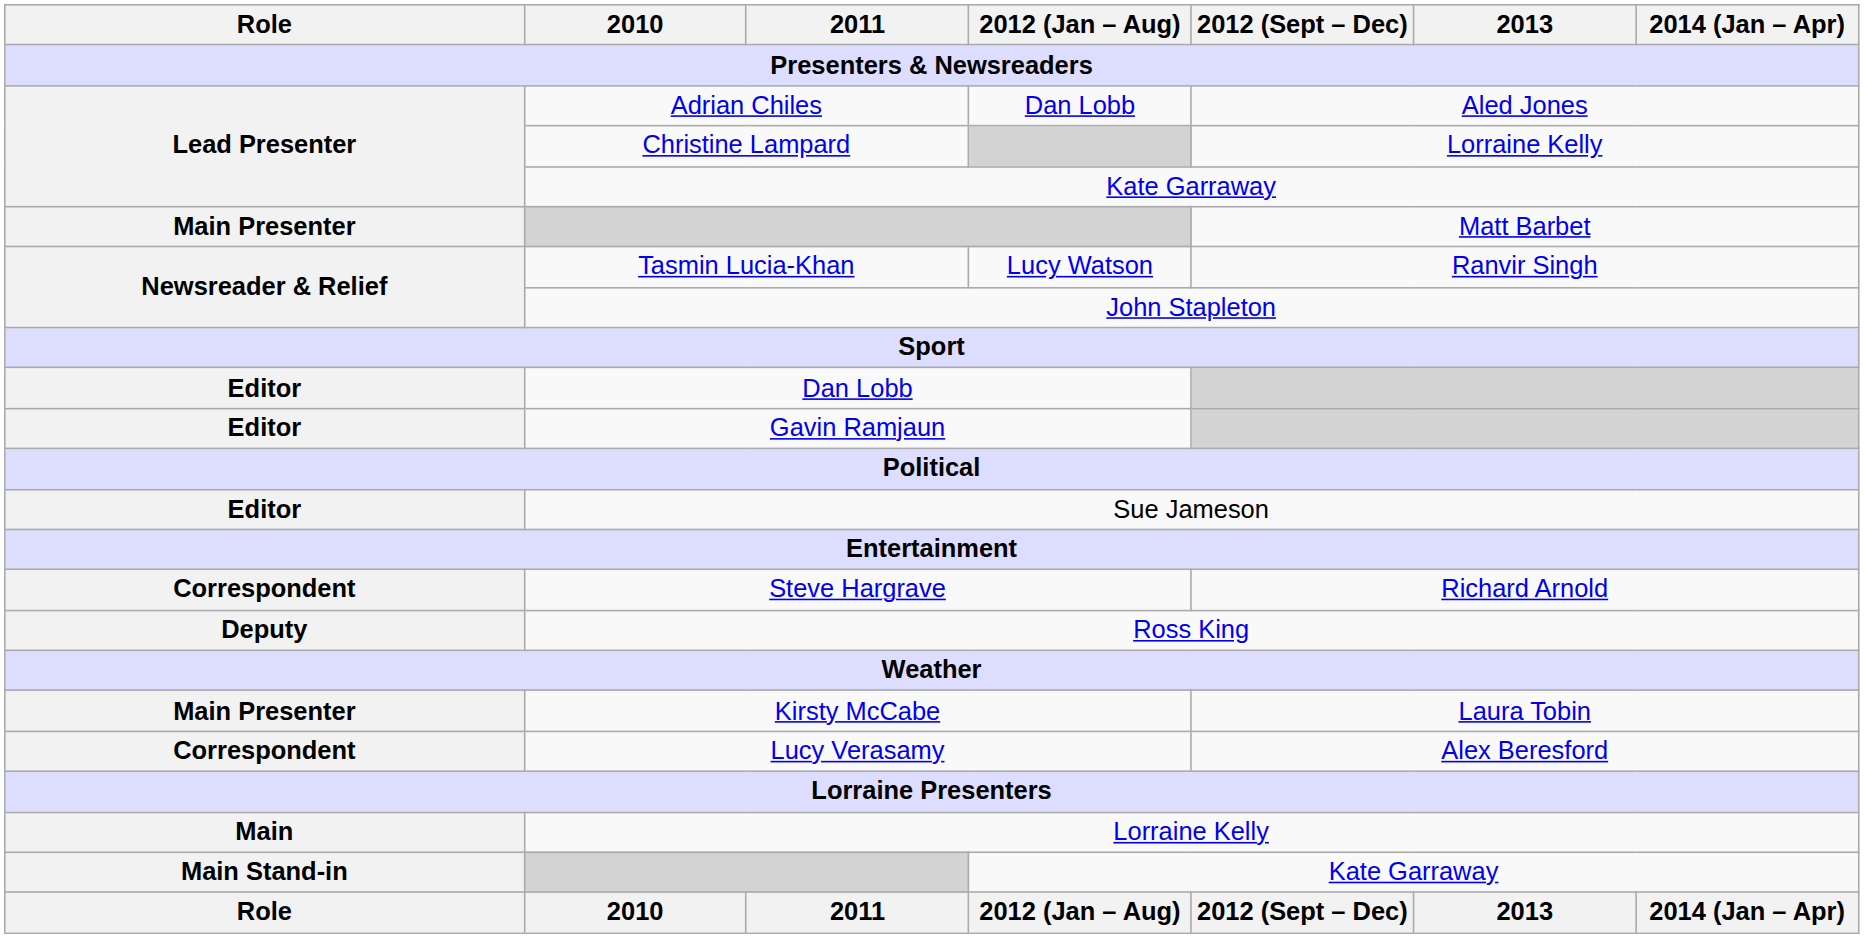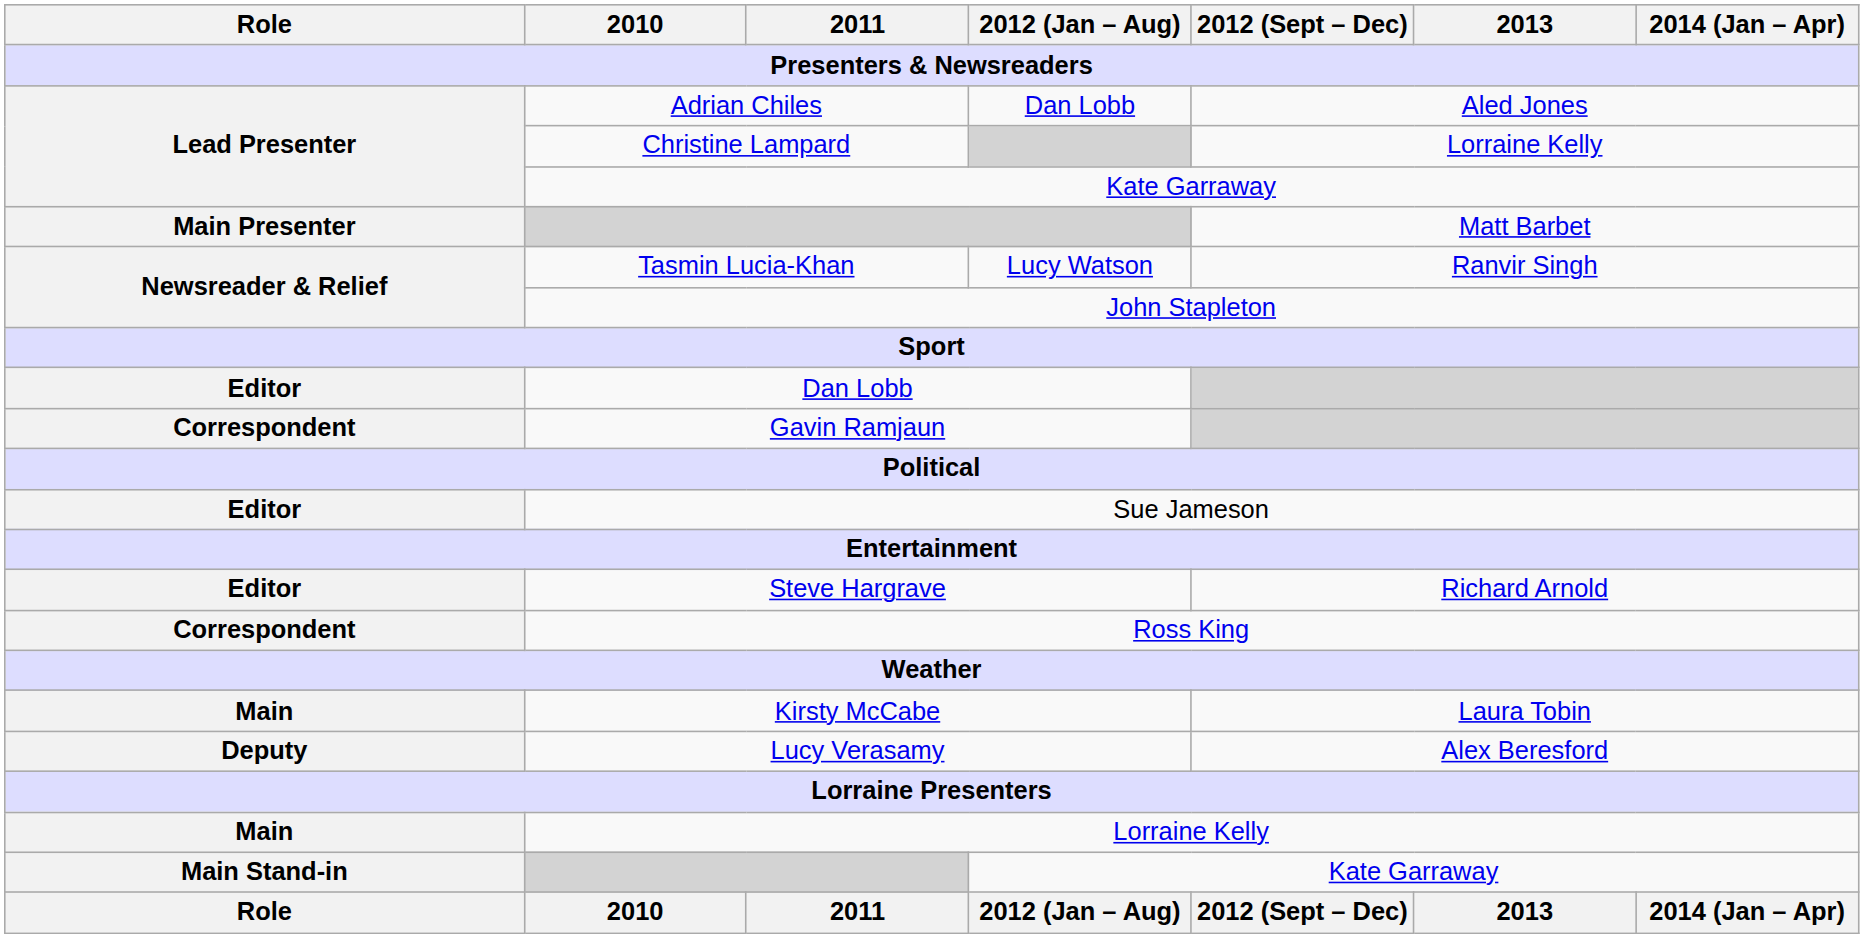(264, 428) Editor -> (264, 428) Correspondent
(264, 589) Correspondent -> (264, 589) Editor
(264, 629) Deputy -> (264, 629) Correspondent
(264, 710) Main Presenter -> (264, 710) Main
(264, 750) Correspondent -> (264, 750) Deputy
